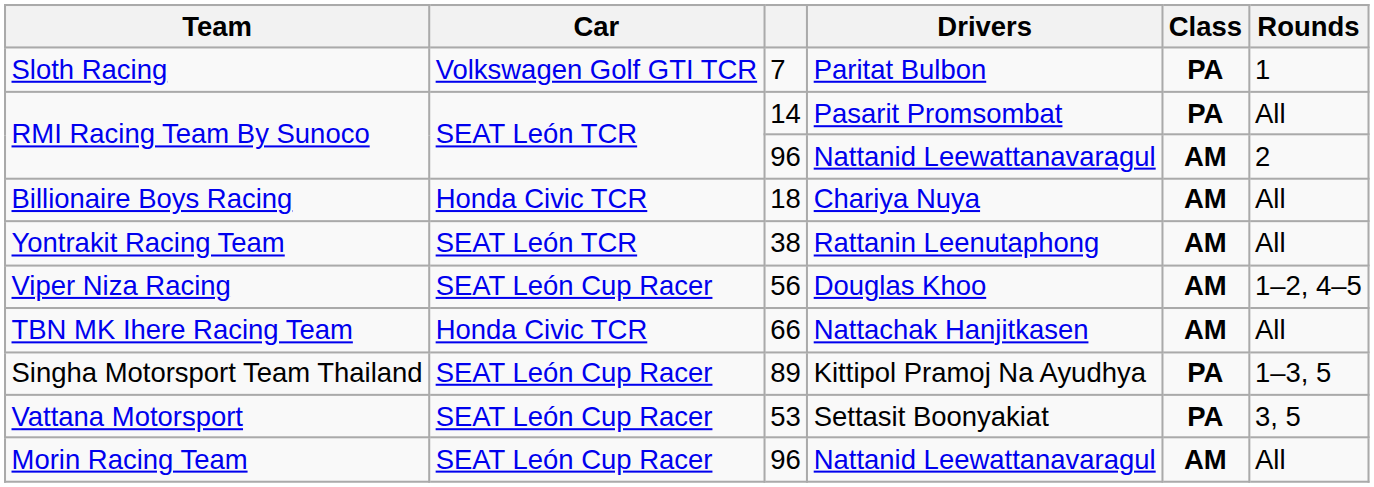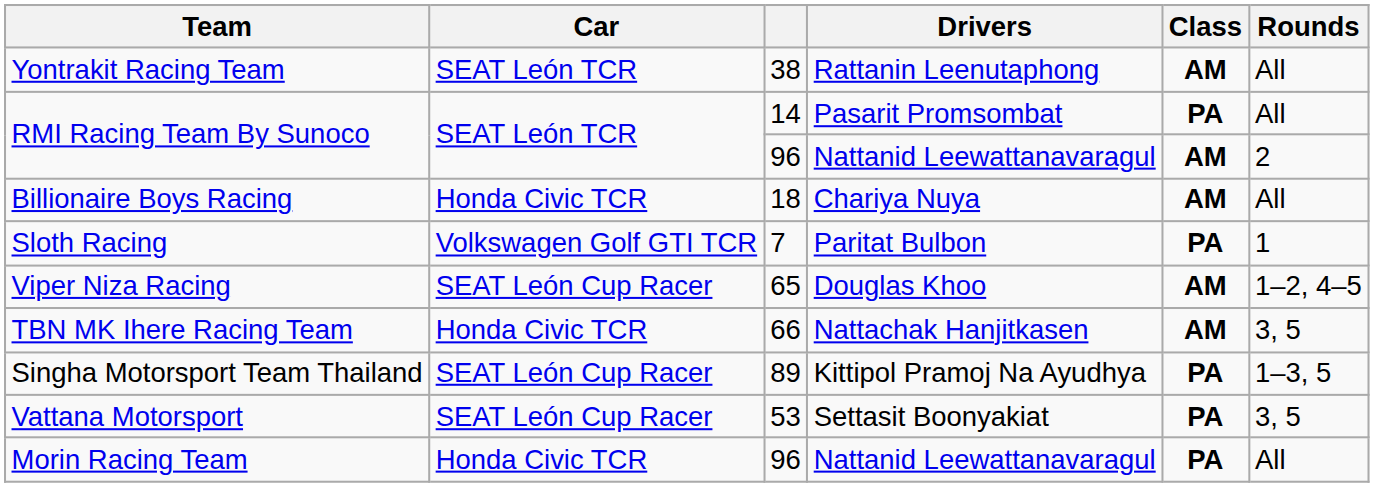rows swapped: (89, 70) <-> (148, 243)
(785, 286) 56 -> (785, 286) 65
(1270, 329) All -> (1278, 329) 3, 5
(574, 459) SEAT León Cup Racer -> (541, 459) Honda Civic TCR
(1205, 459) AM -> (1205, 459) PA
